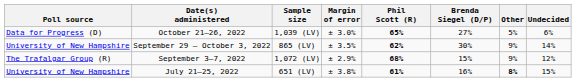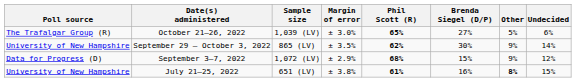(54, 32) Data for Progress (D) -> (59, 32) The Trafalgar Group (R)
(59, 58) The Trafalgar Group (R) -> (54, 58) Data for Progress (D)
